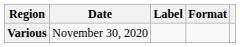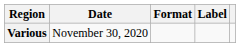columns swapped: (208, 14) <-> (168, 14)
